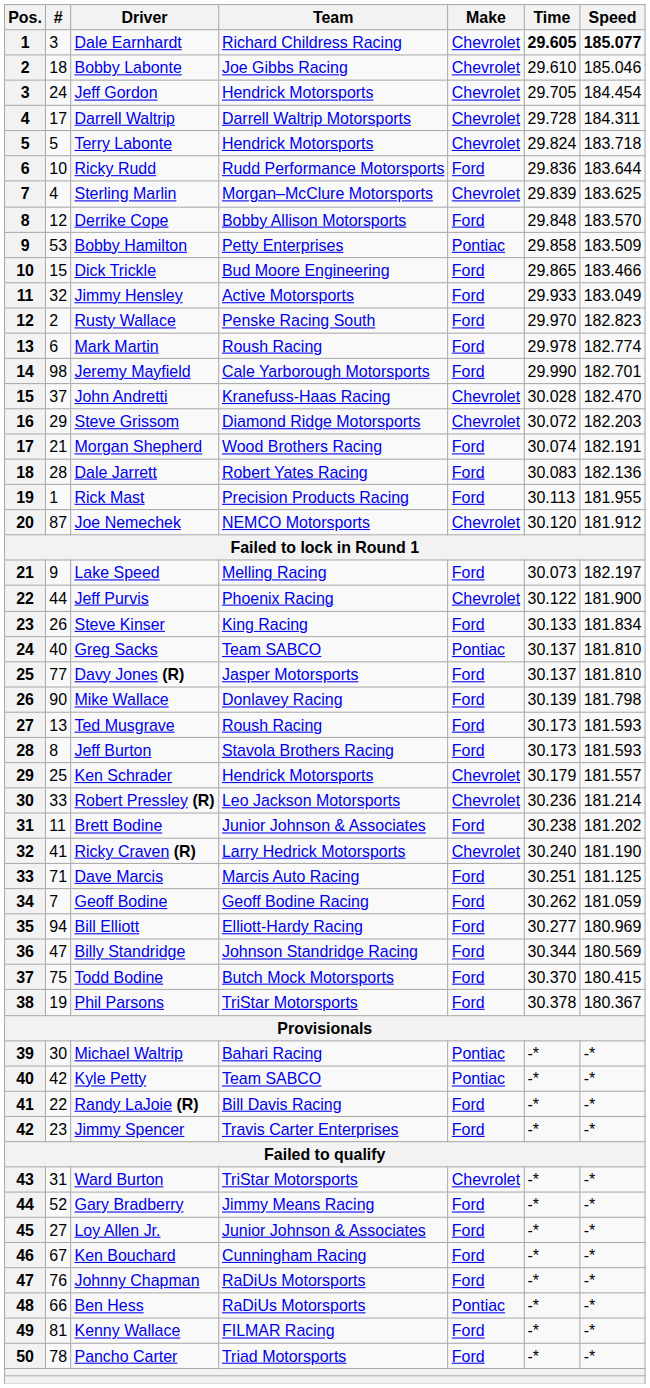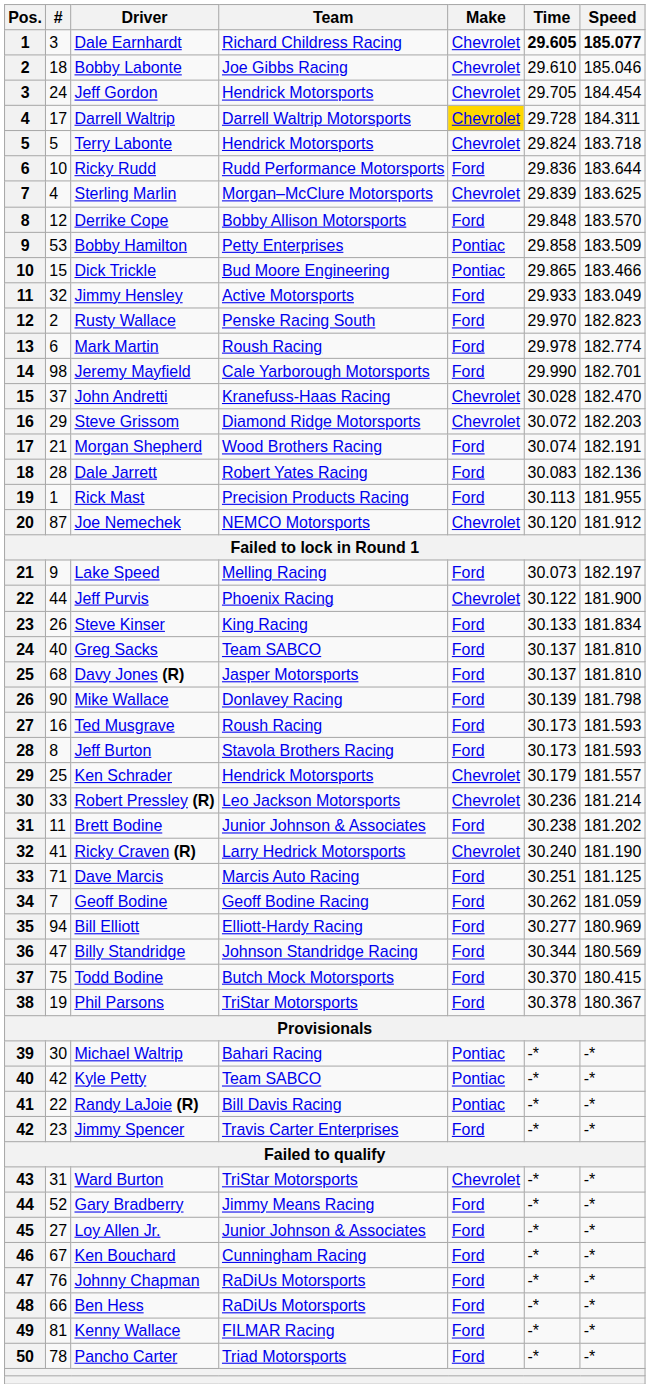(486, 118) no background -> (486, 118) gold background
(468, 270) Ford -> (478, 270) Pontiac
(478, 649) Pontiac -> (468, 649) Ford
(58, 674) 77 -> (58, 674) 68
(58, 725) 13 -> (58, 725) 16
(468, 1104) Ford -> (478, 1104) Pontiac
(478, 1306) Pontiac -> (468, 1306) Ford
